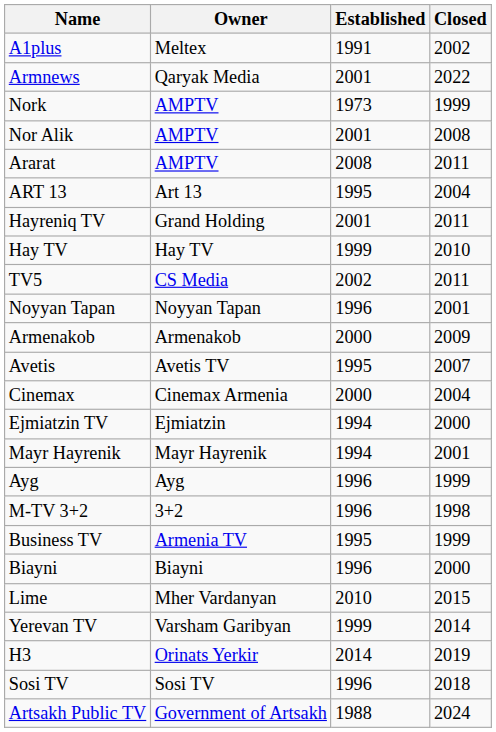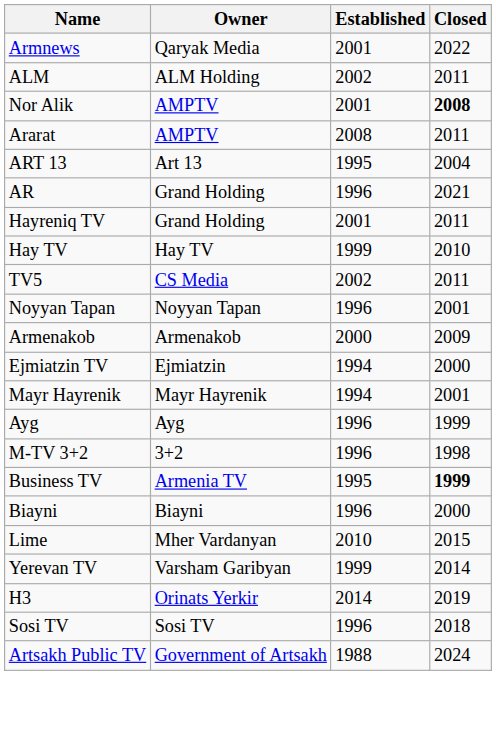- row: (35, 47)
+ row: (29, 76)
- row: (28, 105)
(452, 134) normal -> (452, 105) bold
+ row: (21, 192)
- row: (32, 366)
- row: (42, 395)
(452, 539) normal -> (452, 481) bold
